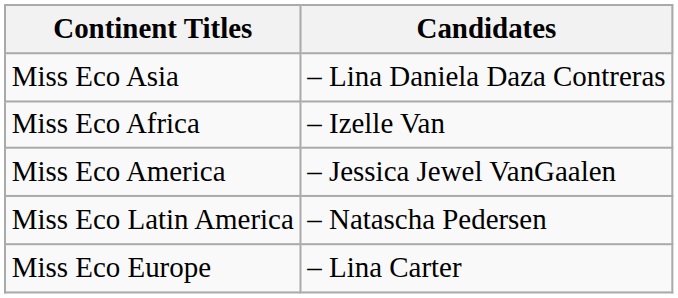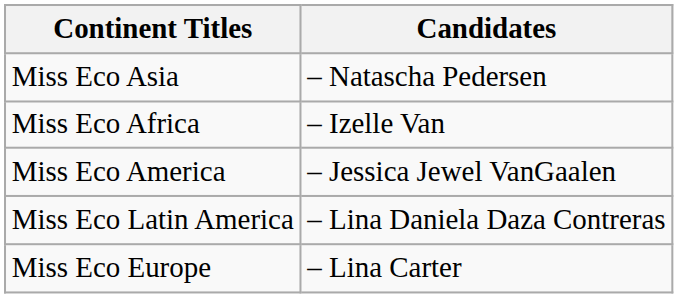(486, 76) – Lina Daniela Daza Contreras -> (427, 76) – Natascha Pedersen
(427, 219) – Natascha Pedersen -> (486, 219) – Lina Daniela Daza Contreras
